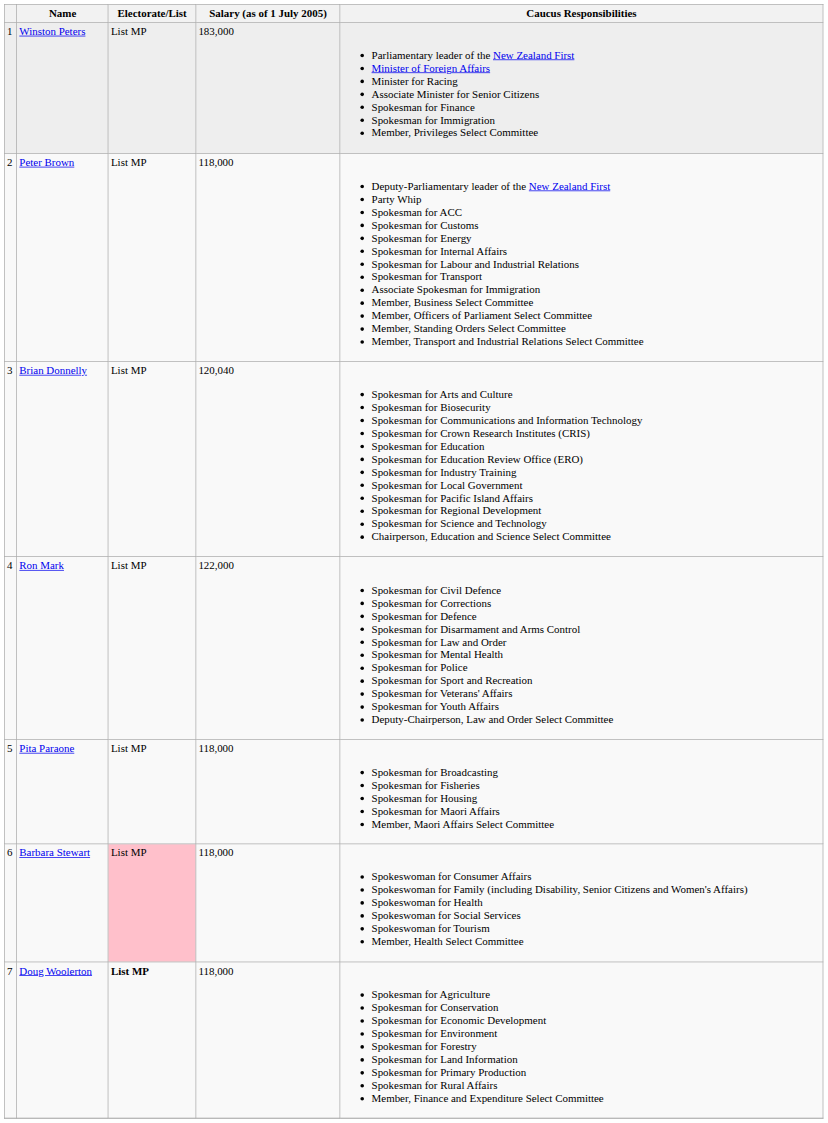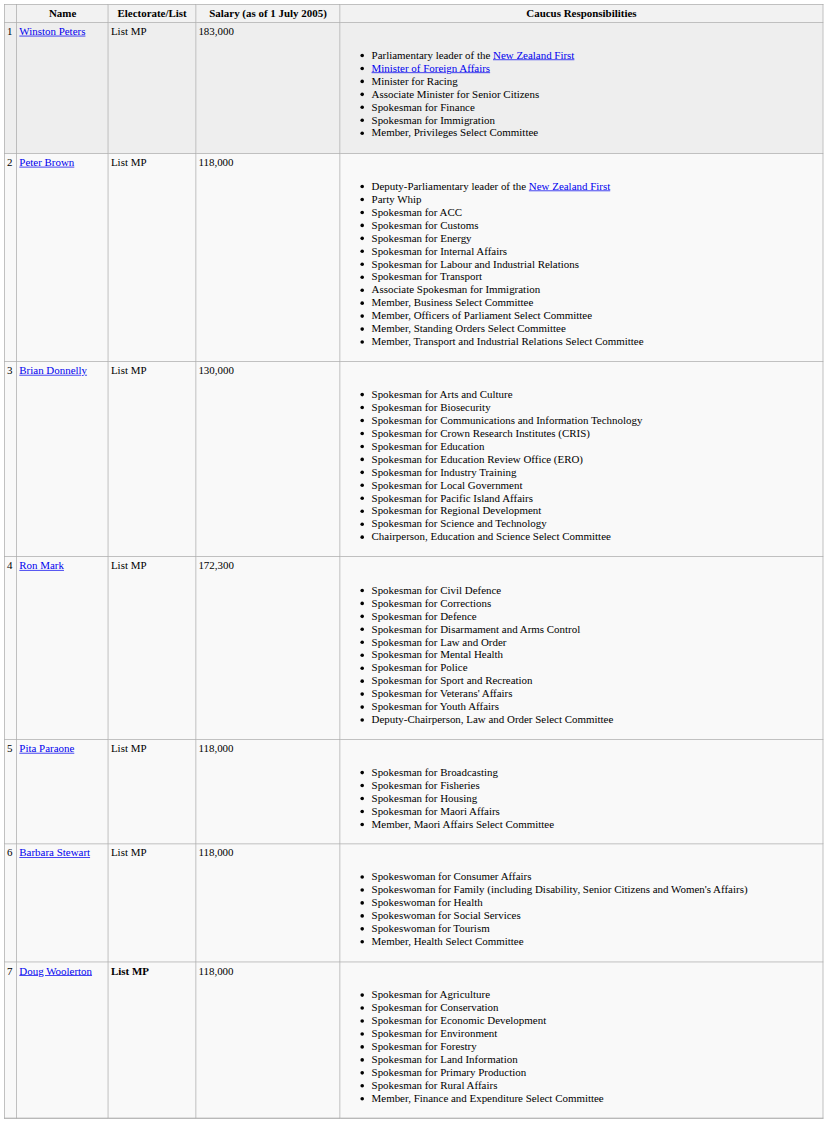(216, 370) 120,040 -> (216, 370) 130,000
(216, 566) 122,000 -> (216, 566) 172,300
(129, 853) pink background -> (129, 853) no background
